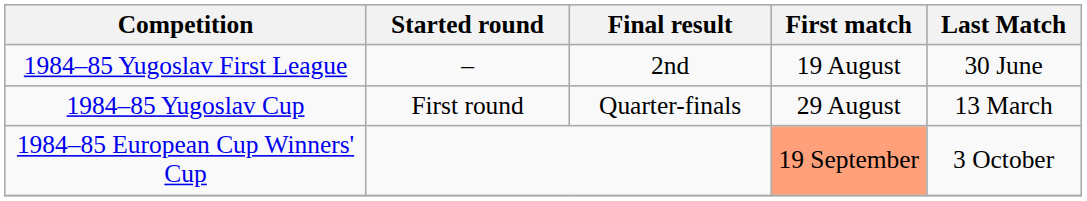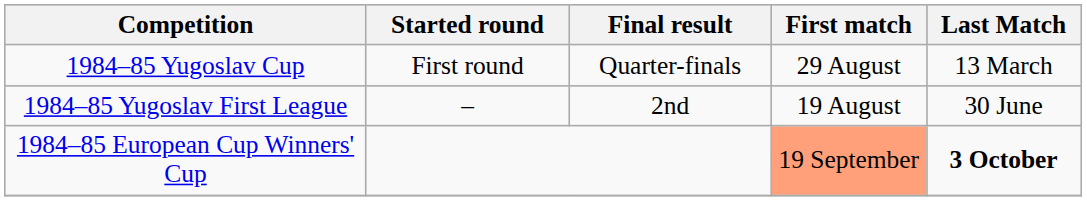rows swapped: (186, 65) <-> (186, 105)
(1004, 160) normal -> (1004, 160) bold
